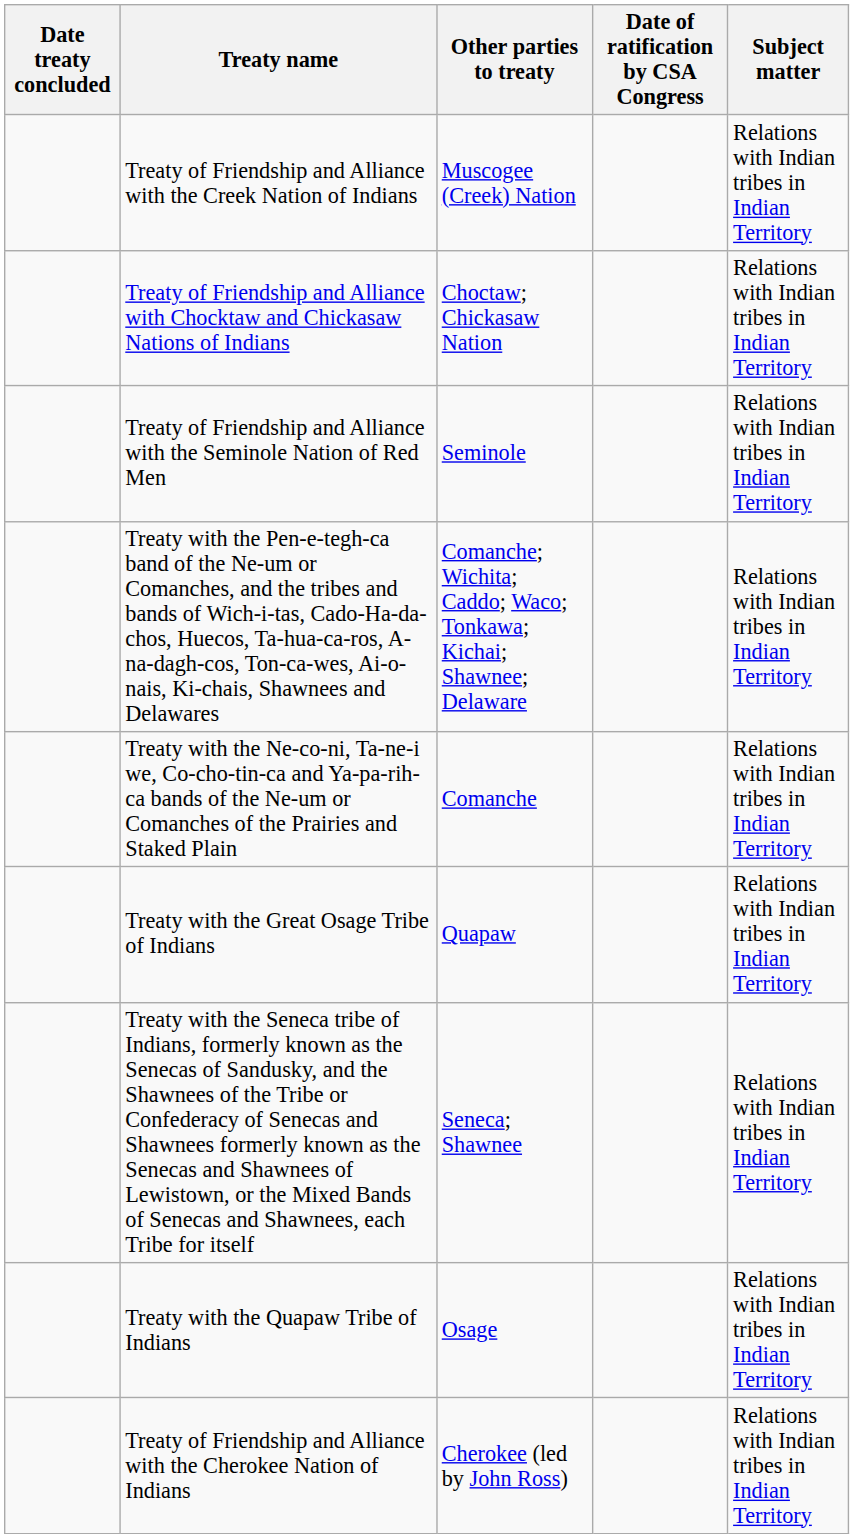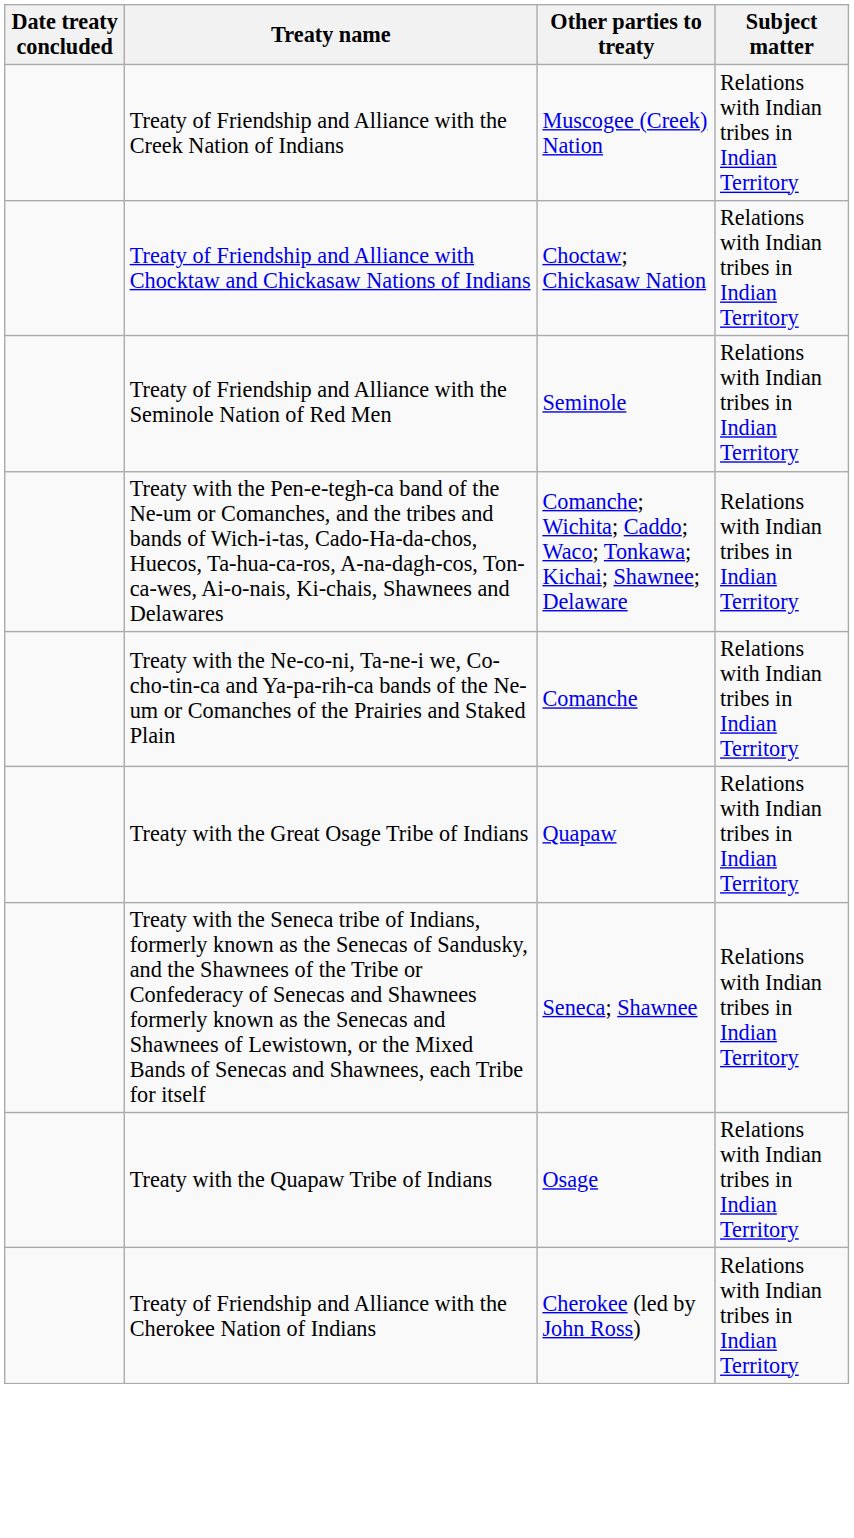- column: (660, 59)
